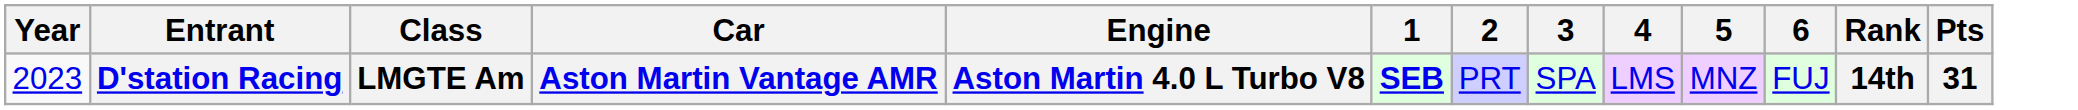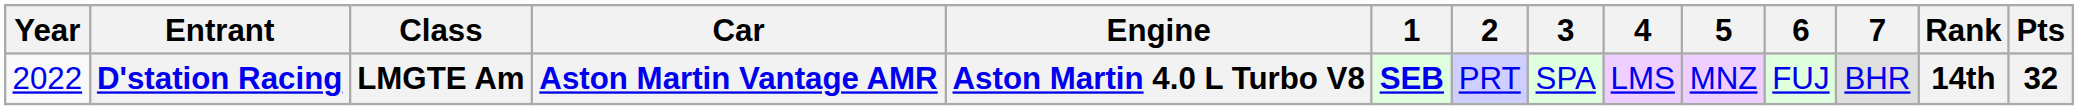+ column: (1877, 29)
(47, 79) 2023 -> (47, 79) 2022
(1960, 79) 31 -> (2041, 79) 32
